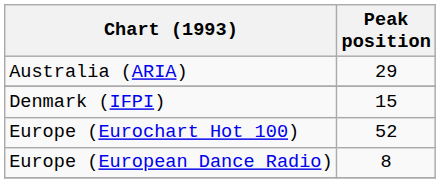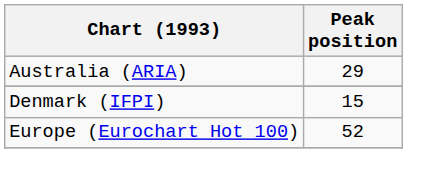- row: (171, 163)
